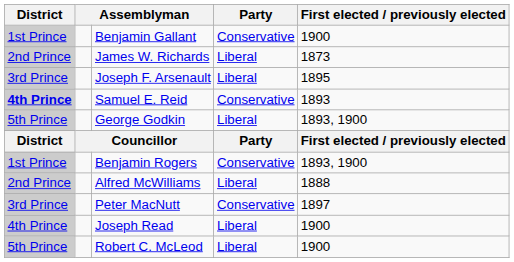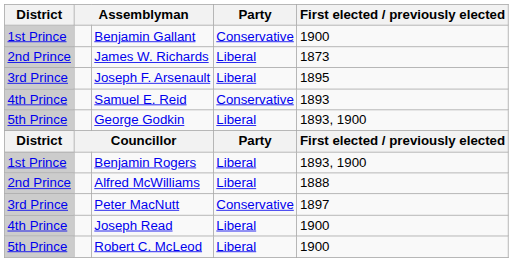(40, 99) bold -> (37, 99) normal
(256, 162) Conservative -> (236, 162) Liberal
